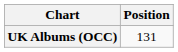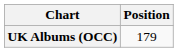(147, 36) 131 -> (147, 36) 179
